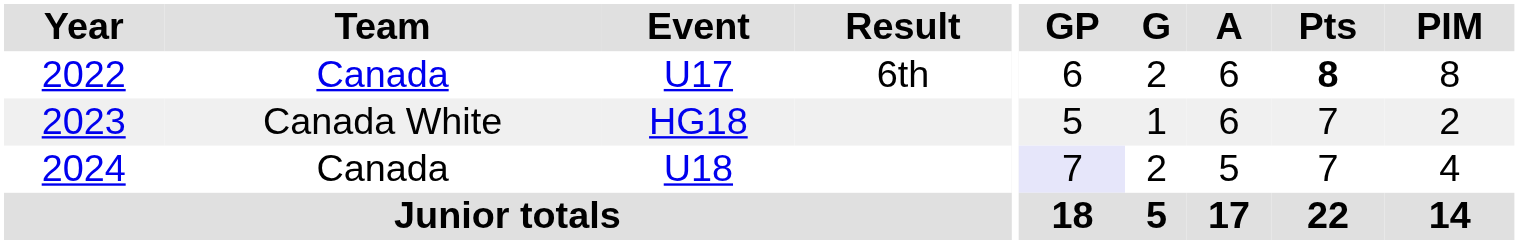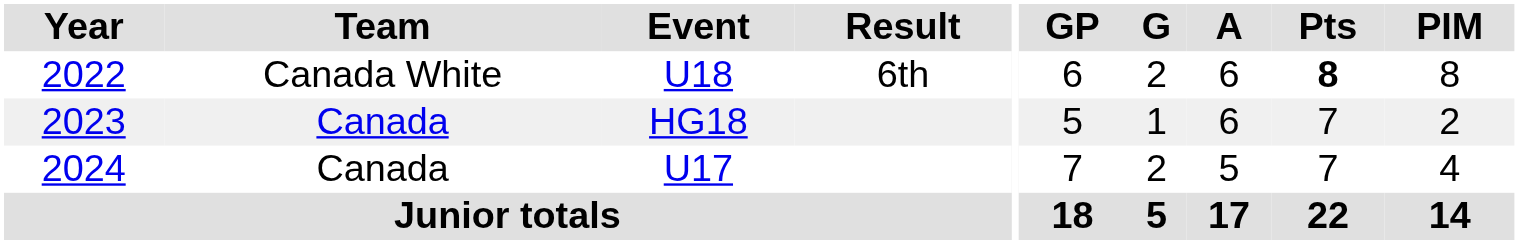(383, 74) Canada -> (383, 74) Canada White
(698, 74) U17 -> (698, 74) U18
(383, 121) Canada White -> (383, 121) Canada
(698, 168) U18 -> (698, 168) U17
(1073, 168) lavender background -> (1073, 168) no background
